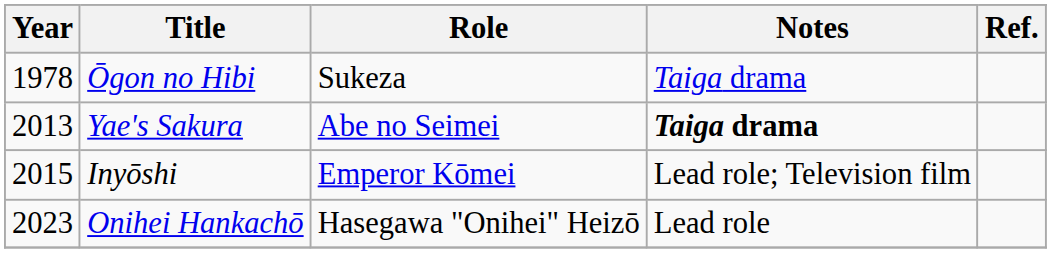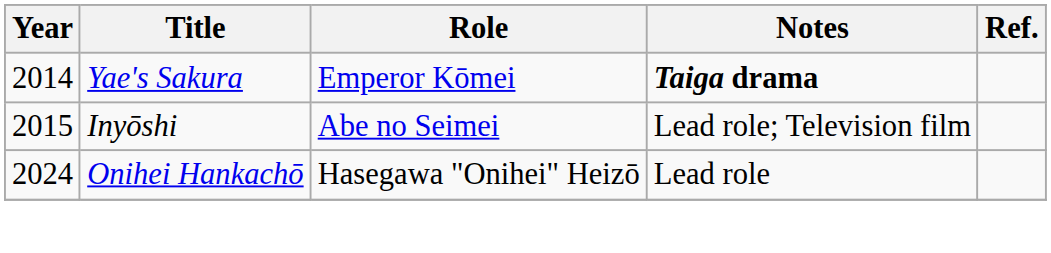- row: (171, 77)
(43, 125) 2013 -> (43, 77) 2014
(409, 125) Abe no Seimei -> (417, 77) Emperor Kōmei
(417, 174) Emperor Kōmei -> (409, 125) Abe no Seimei
(43, 222) 2023 -> (43, 174) 2024
